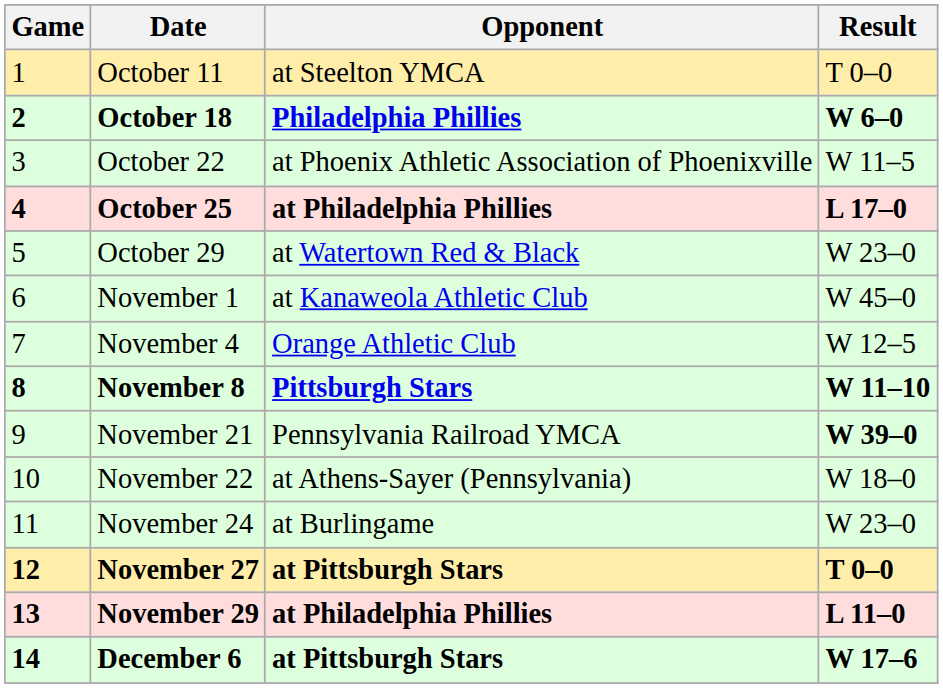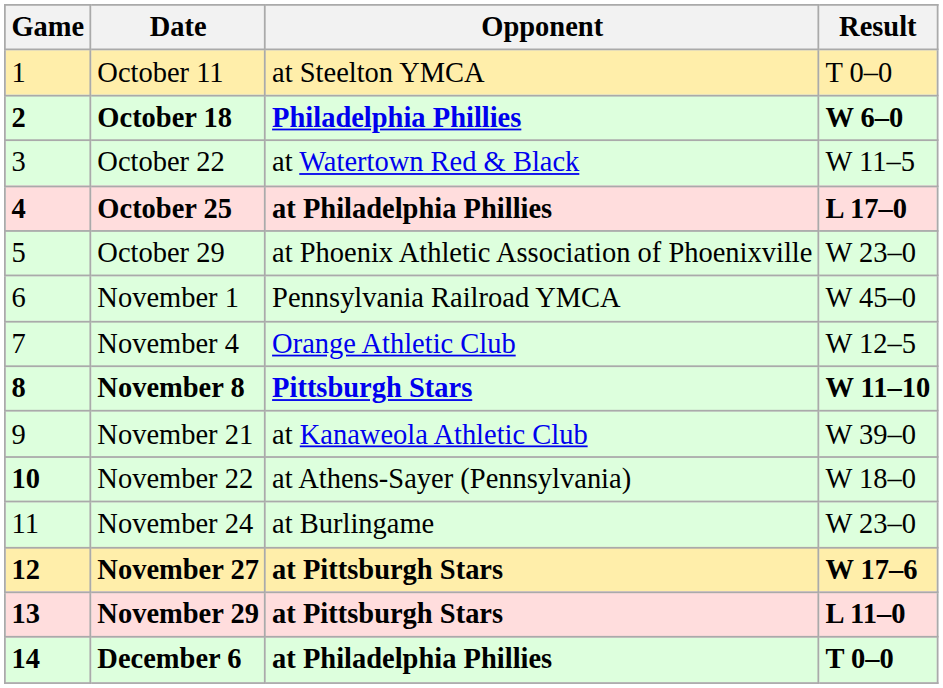(542, 162) at Phoenix Athletic Association of Phoenixville -> (426, 162) at Watertown Red & Black
(426, 252) at Watertown Red & Black -> (542, 252) at Phoenix Athletic Association of Phoenixville
(430, 298) at Kanaweola Athletic Club -> (446, 298) Pennsylvania Railroad YMCA
(446, 433) Pennsylvania Railroad YMCA -> (430, 433) at Kanaweola Athletic Club
(872, 433) bold -> (871, 433) normal
(26, 478) normal -> (26, 478) bold
(860, 569) T 0–0 -> (872, 569) W 17–6
(412, 614) at Philadelphia Phillies -> (388, 614) at Pittsburgh Stars
(388, 659) at Pittsburgh Stars -> (412, 659) at Philadelphia Phillies
(872, 659) W 17–6 -> (860, 659) T 0–0
